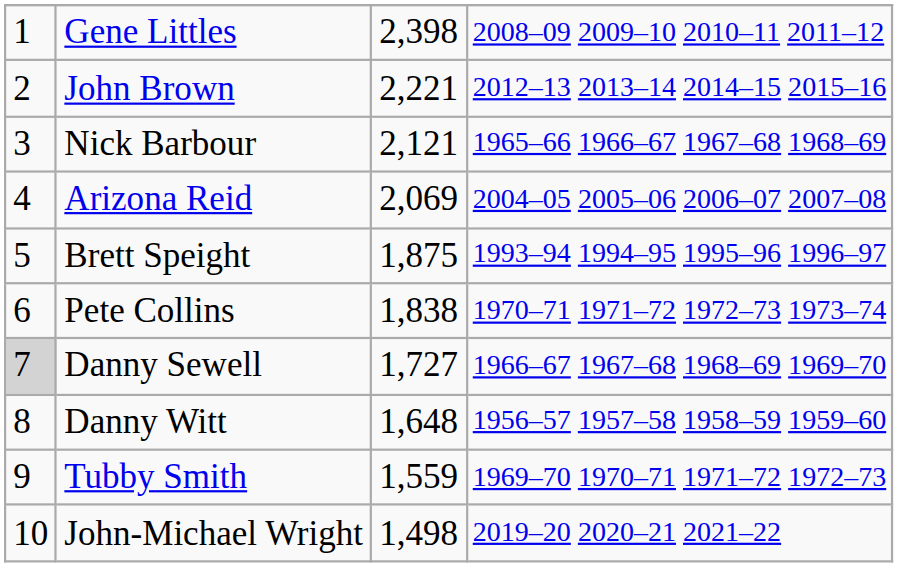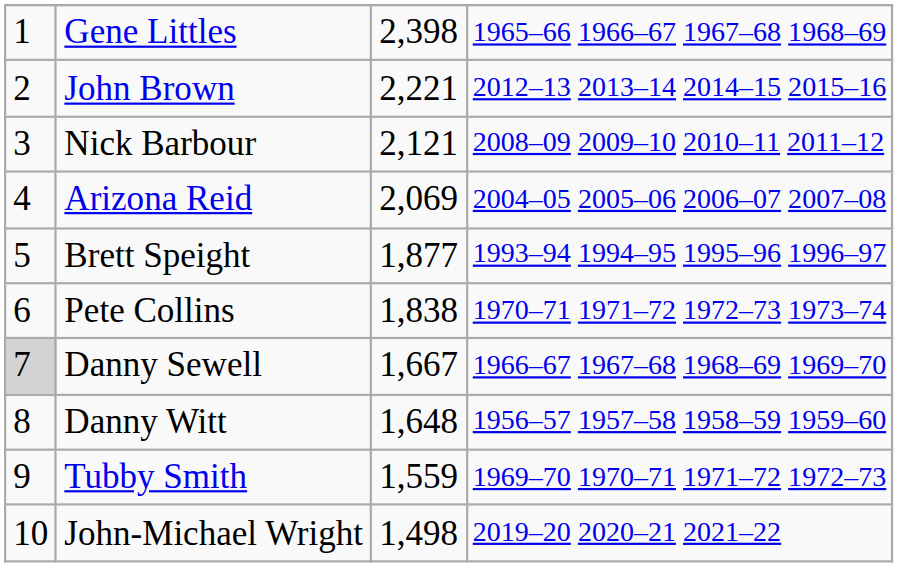(678, 32) 2008–09 2009–10 2010–11 2011–12 -> (679, 32) 1965–66 1966–67 1967–68 1968–69
(679, 143) 1965–66 1966–67 1967–68 1968–69 -> (678, 143) 2008–09 2009–10 2010–11 2011–12
(419, 254) 1,875 -> (419, 254) 1,877
(419, 365) 1,727 -> (419, 365) 1,667
